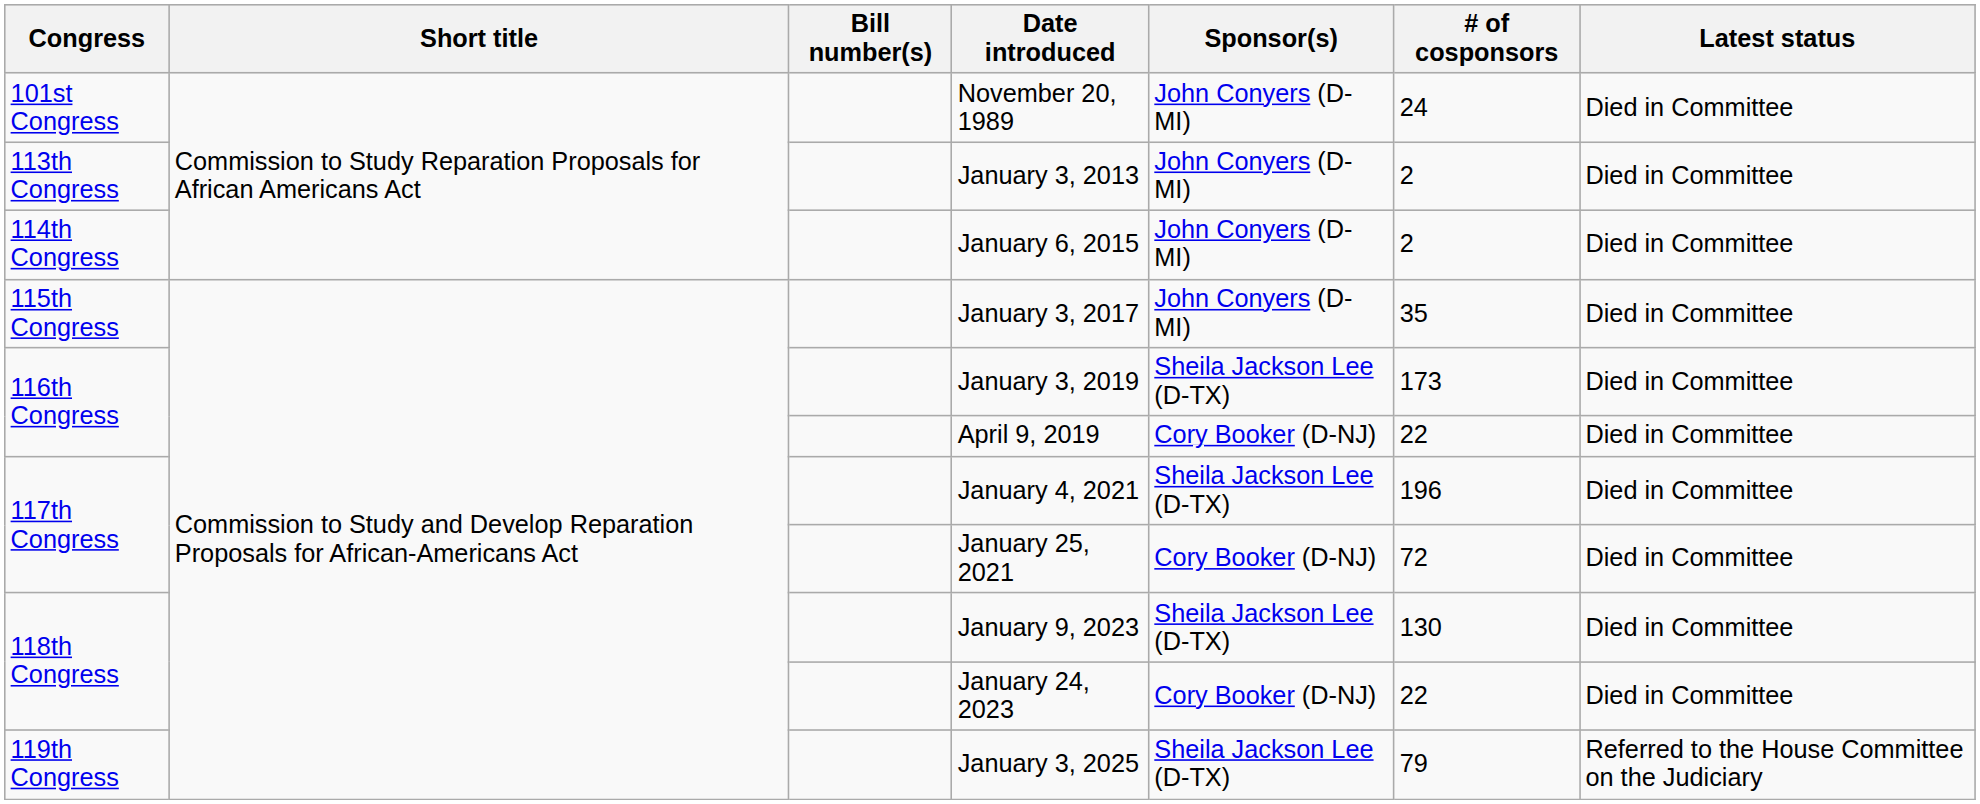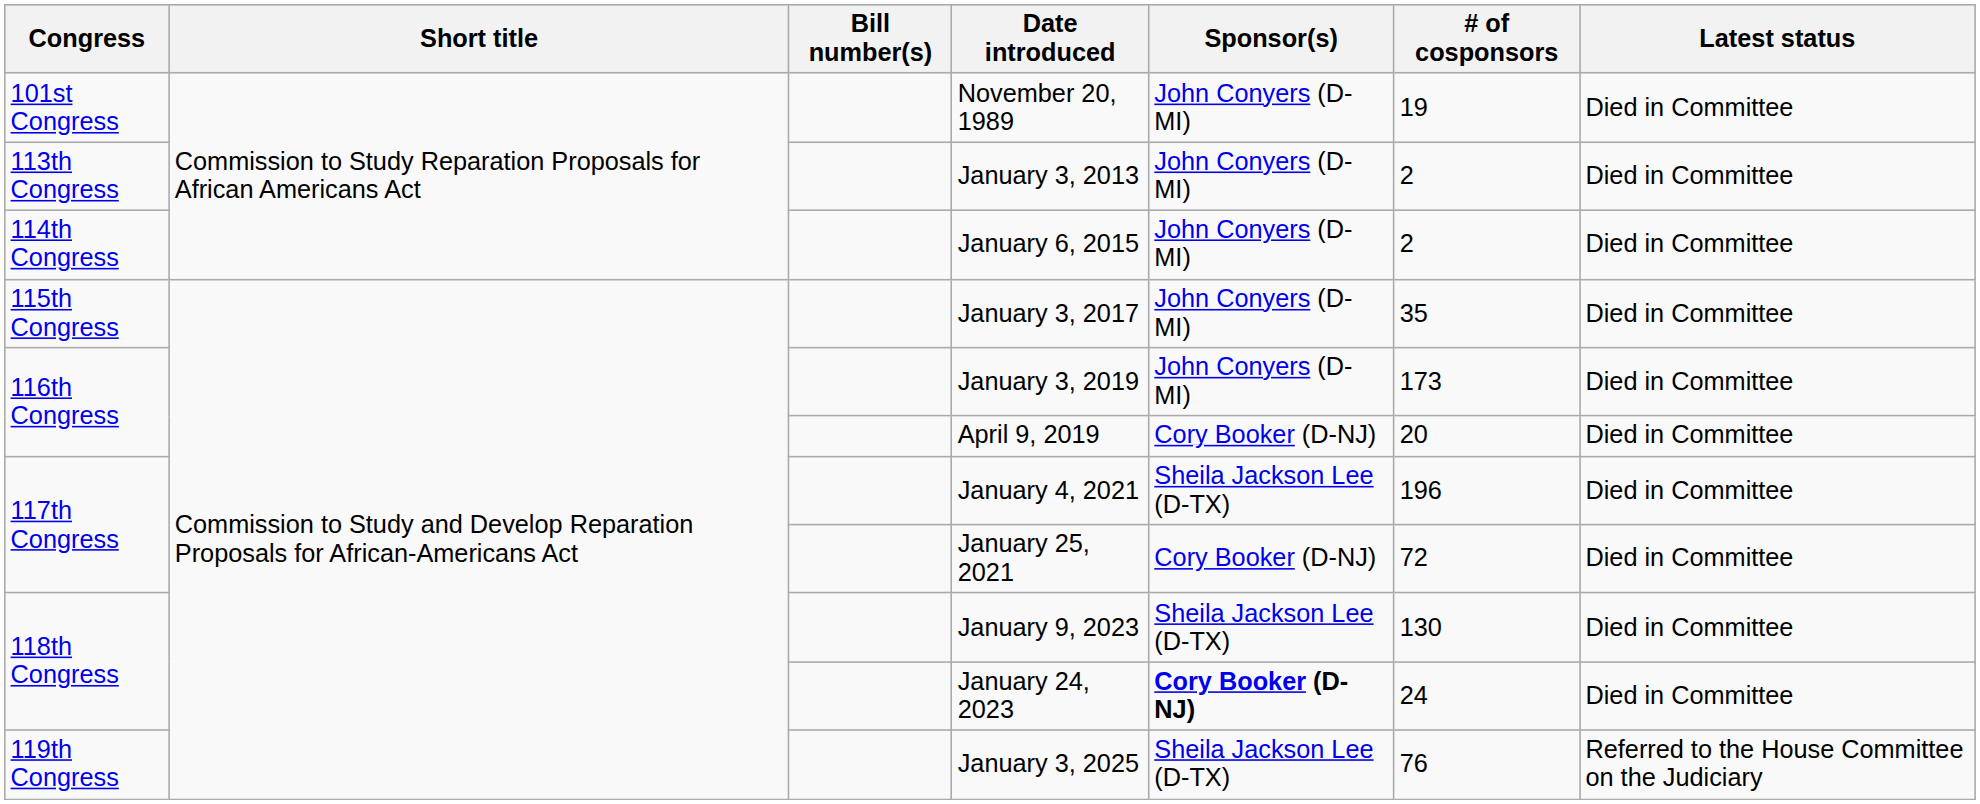(1414, 107) 24 -> (1414, 107) 19
(1264, 381) Sheila Jackson Lee (D-TX) -> (1253, 381) John Conyers (D-MI)
(1414, 435) 22 -> (1414, 435) 20
(1265, 695) normal -> (1251, 695) bold
(1414, 695) 22 -> (1414, 695) 24
(1414, 764) 79 -> (1414, 764) 76
